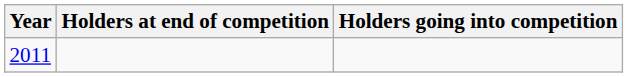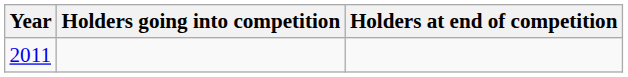columns swapped: (478, 21) <-> (195, 21)
